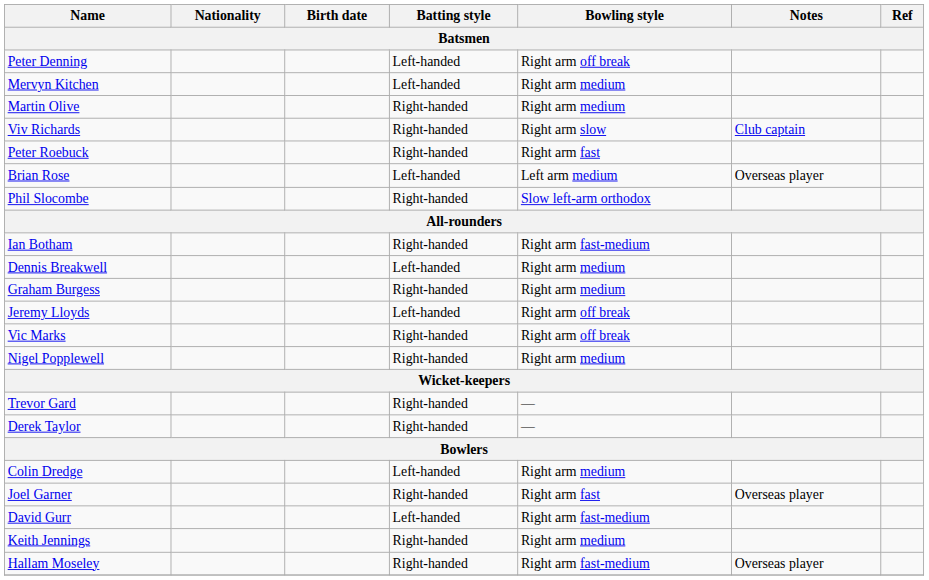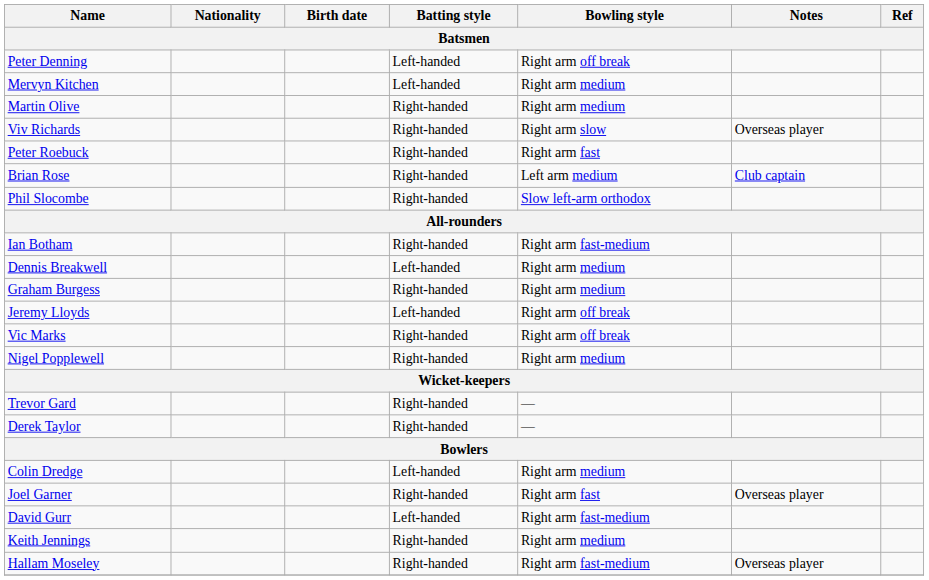(770, 130) Club captain -> (779, 130) Overseas player
(426, 175) Left-handed -> (430, 175) Right-handed
(779, 175) Overseas player -> (770, 175) Club captain
